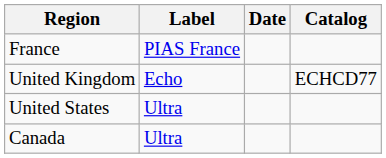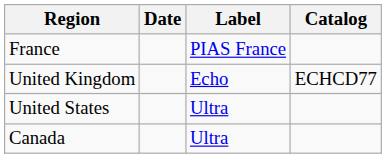columns swapped: (267, 19) <-> (192, 19)
